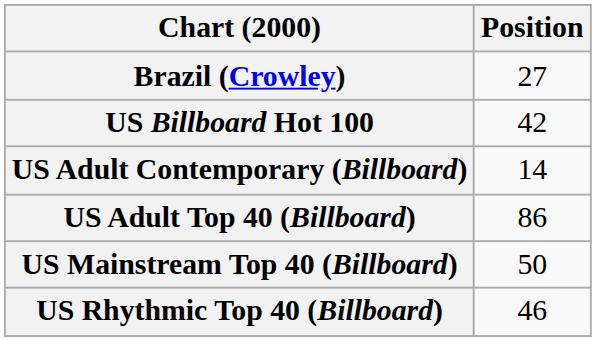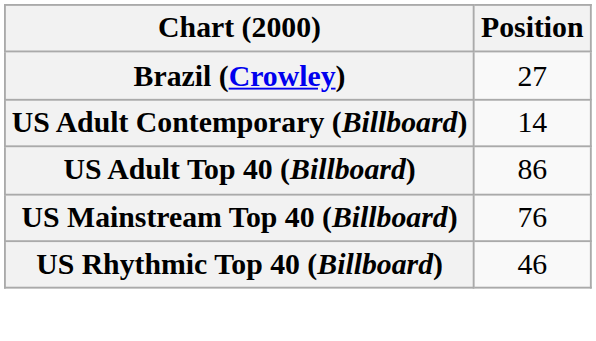- row: (240, 122)
(532, 264) 50 -> (532, 216) 76
